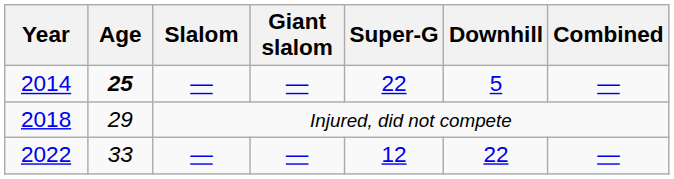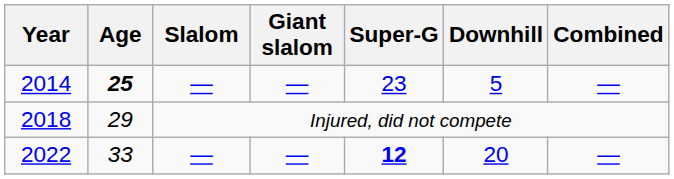(394, 83) 22 -> (394, 83) 23
(394, 155) normal -> (394, 155) bold
(496, 155) 22 -> (496, 155) 20
